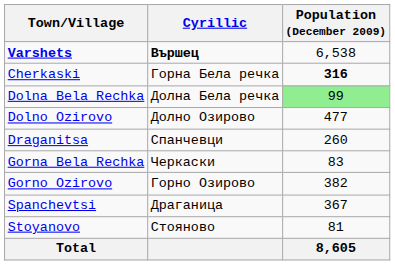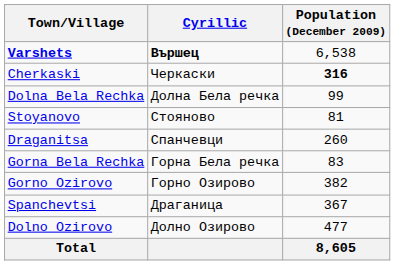(215, 75) Горна Бела речка -> (183, 75) Черкаски
(336, 96) lightgreen background -> (336, 96) no background
rows swapped: (60, 118) <-> (44, 227)
(183, 162) Черкаски -> (215, 162) Горна Бела речка
